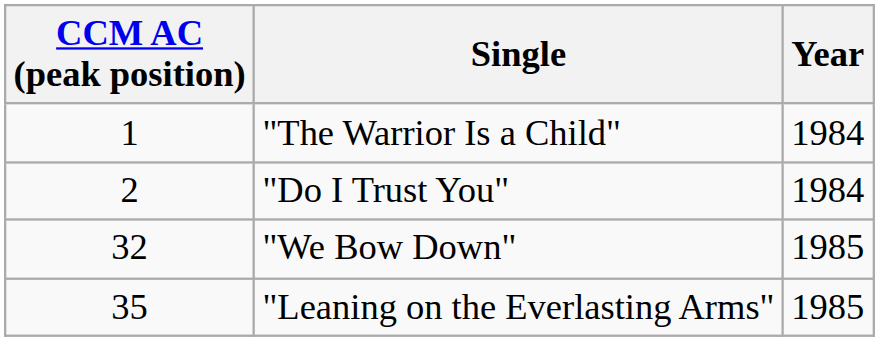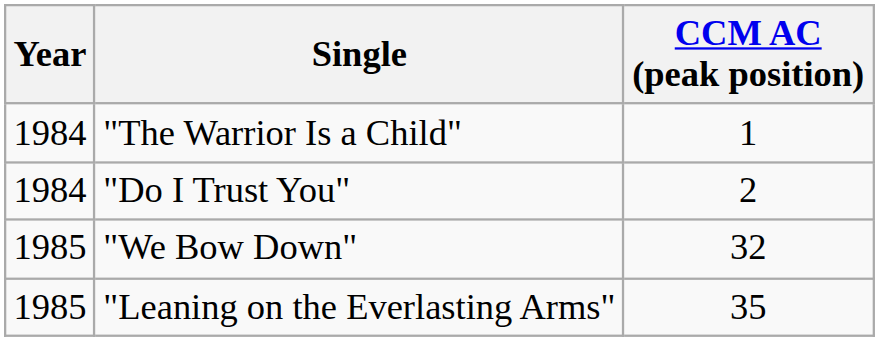columns swapped: (828, 53) <-> (130, 53)
